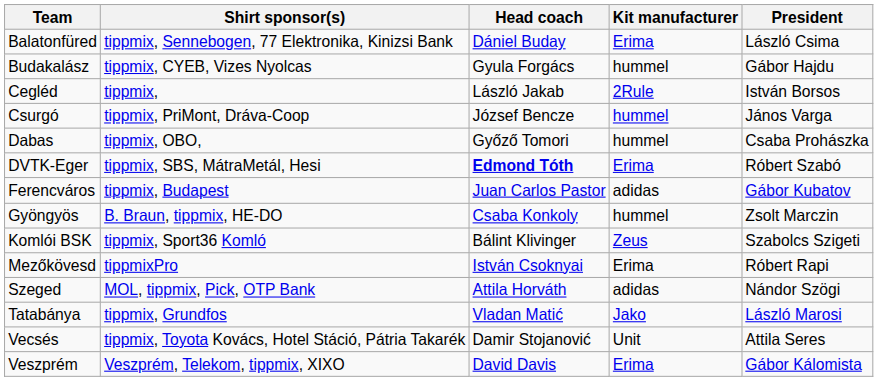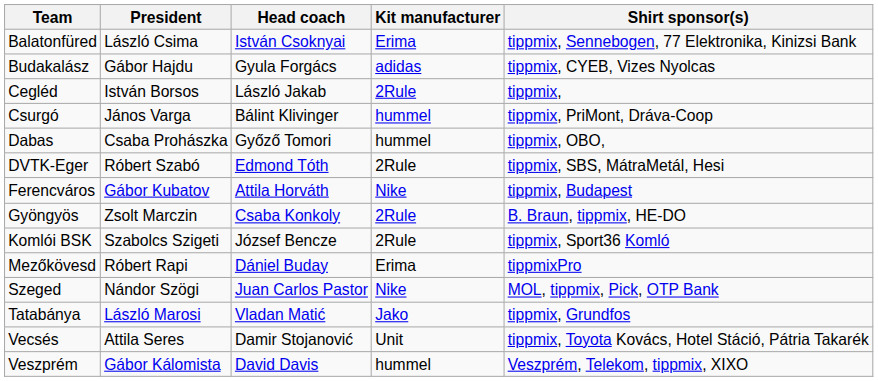columns swapped: (807, 17) <-> (285, 17)
(519, 42) Dániel Buday -> (290, 42) István Csoknyai
(641, 67) hummel -> (398, 67) adidas
(523, 116) József Bencze -> (287, 116) Bálint Klivinger
(523, 166) bold -> (282, 166) normal
(633, 166) Erima -> (396, 166) 2Rule
(539, 191) Juan Carlos Pastor -> (282, 191) Attila Horváth
(636, 191) adidas -> (391, 191) Nike
(641, 215) hummel -> (396, 215) 2Rule
(524, 240) Bálint Klivinger -> (286, 240) József Bencze
(630, 240) Zeus -> (396, 240) 2Rule
(528, 265) István Csoknyai -> (281, 265) Dániel Buday
(520, 290) Attila Horváth -> (301, 290) Juan Carlos Pastor
(636, 290) adidas -> (391, 290) Nike
(633, 364) Erima -> (403, 364) hummel
